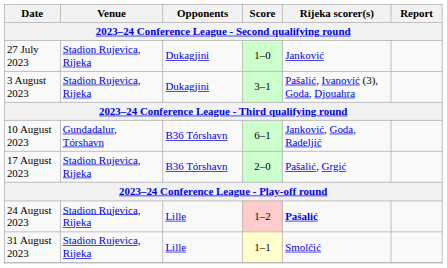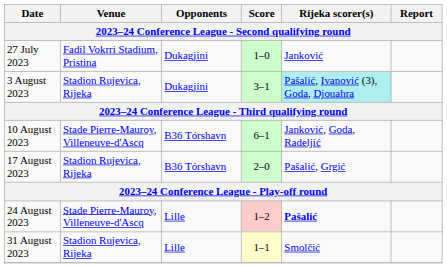(102, 56) Stadion Rujevica, Rijeka -> (110, 56) Fadil Vokrri Stadium, Pristina
(332, 87) no background -> (331, 87) paleturquoise background
(90, 136) Gundadalur, Tórshavn -> (110, 136) Stade Pierre-Mauroy, Villeneuve-d'Ascq
(102, 216) Stadion Rujevica, Rijeka -> (110, 216) Stade Pierre-Mauroy, Villeneuve-d'Ascq
